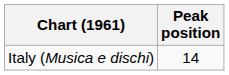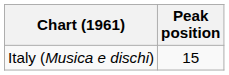(191, 57) 14 -> (191, 57) 15
